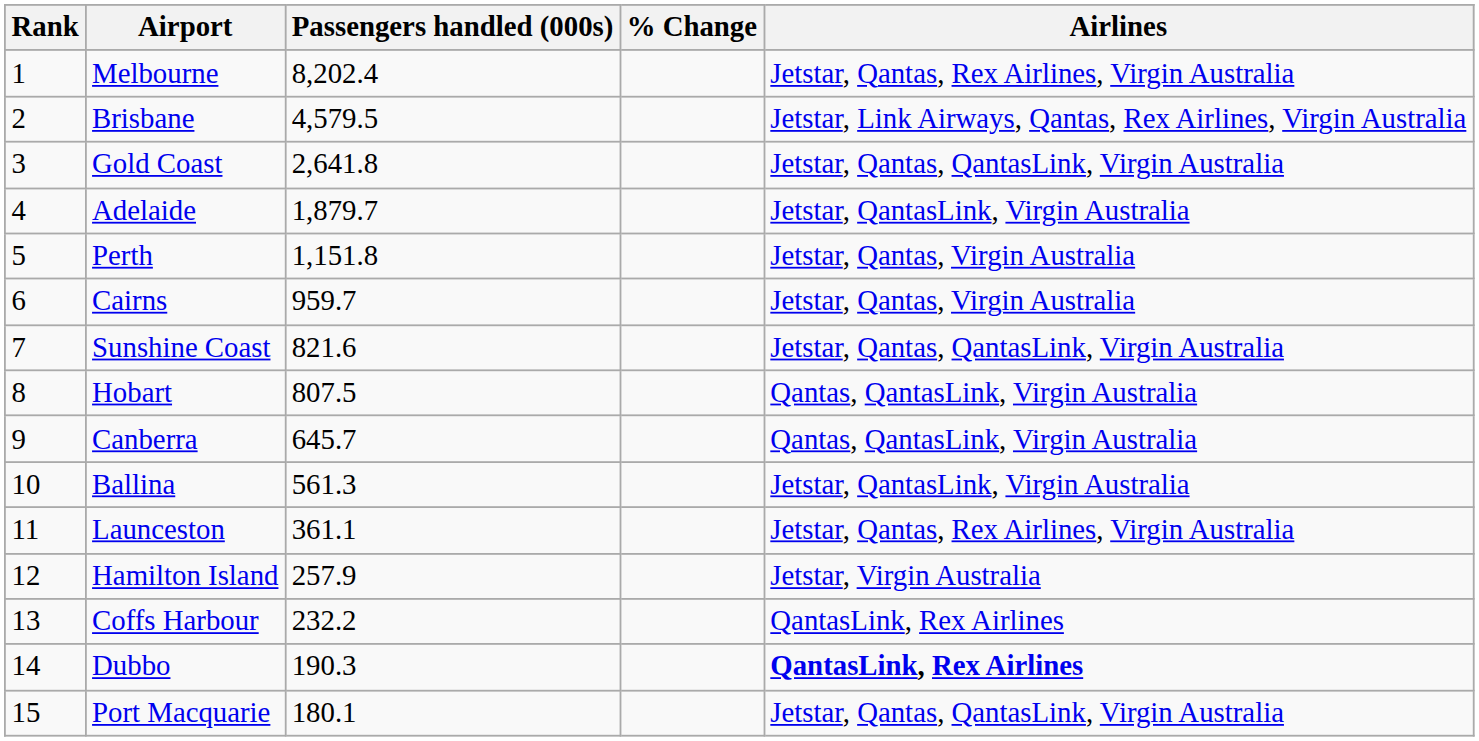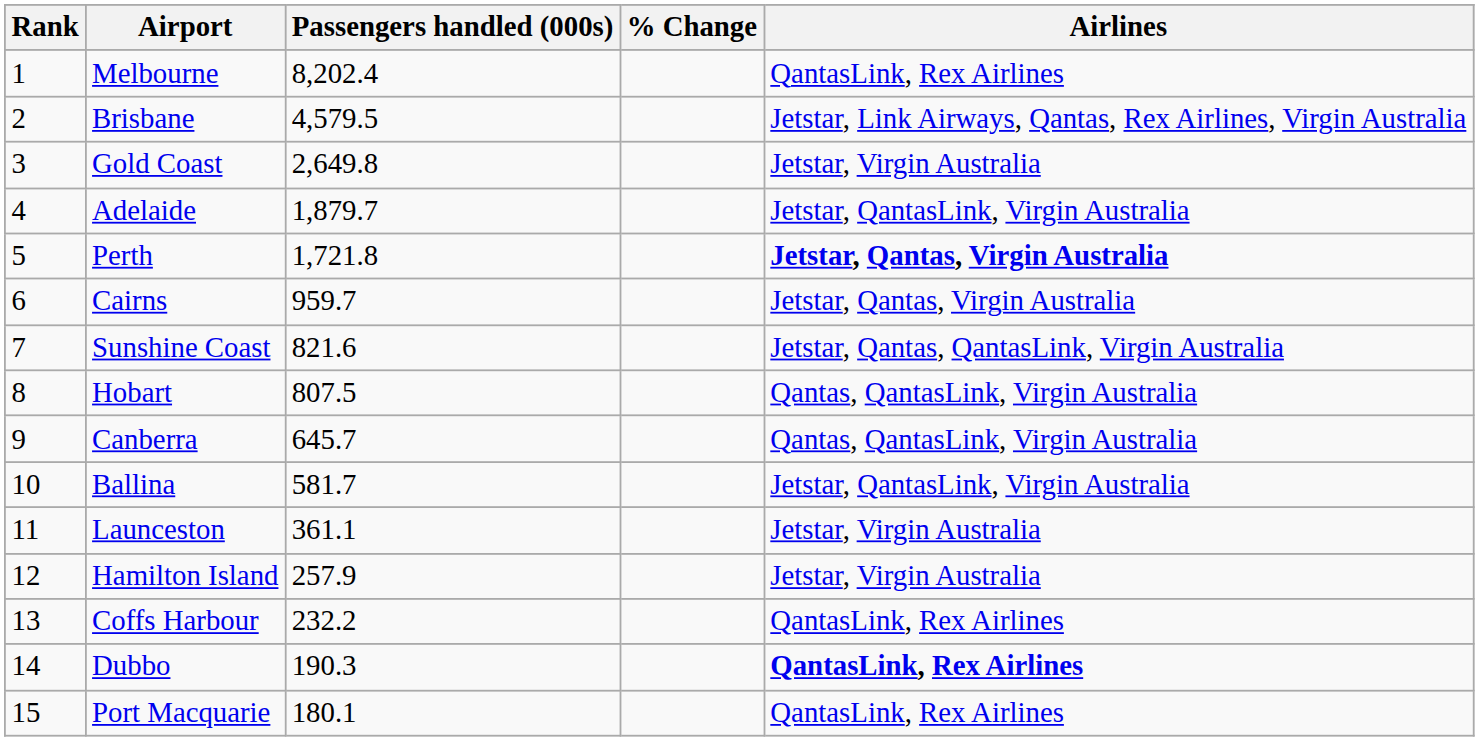(1032, 73) Jetstar, Qantas, Rex Airlines, Virgin Australia -> (917, 73) QantasLink, Rex Airlines
(335, 164) 2,641.8 -> (335, 164) 2,649.8
(1027, 164) Jetstar, Qantas, QantasLink, Virgin Australia -> (906, 164) Jetstar, Virgin Australia
(335, 255) 1,151.8 -> (335, 255) 1,721.8
(953, 255) normal -> (969, 255) bold
(324, 484) 561.3 -> (324, 484) 581.7
(1032, 529) Jetstar, Qantas, Rex Airlines, Virgin Australia -> (906, 529) Jetstar, Virgin Australia
(1027, 712) Jetstar, Qantas, QantasLink, Virgin Australia -> (917, 712) QantasLink, Rex Airlines
